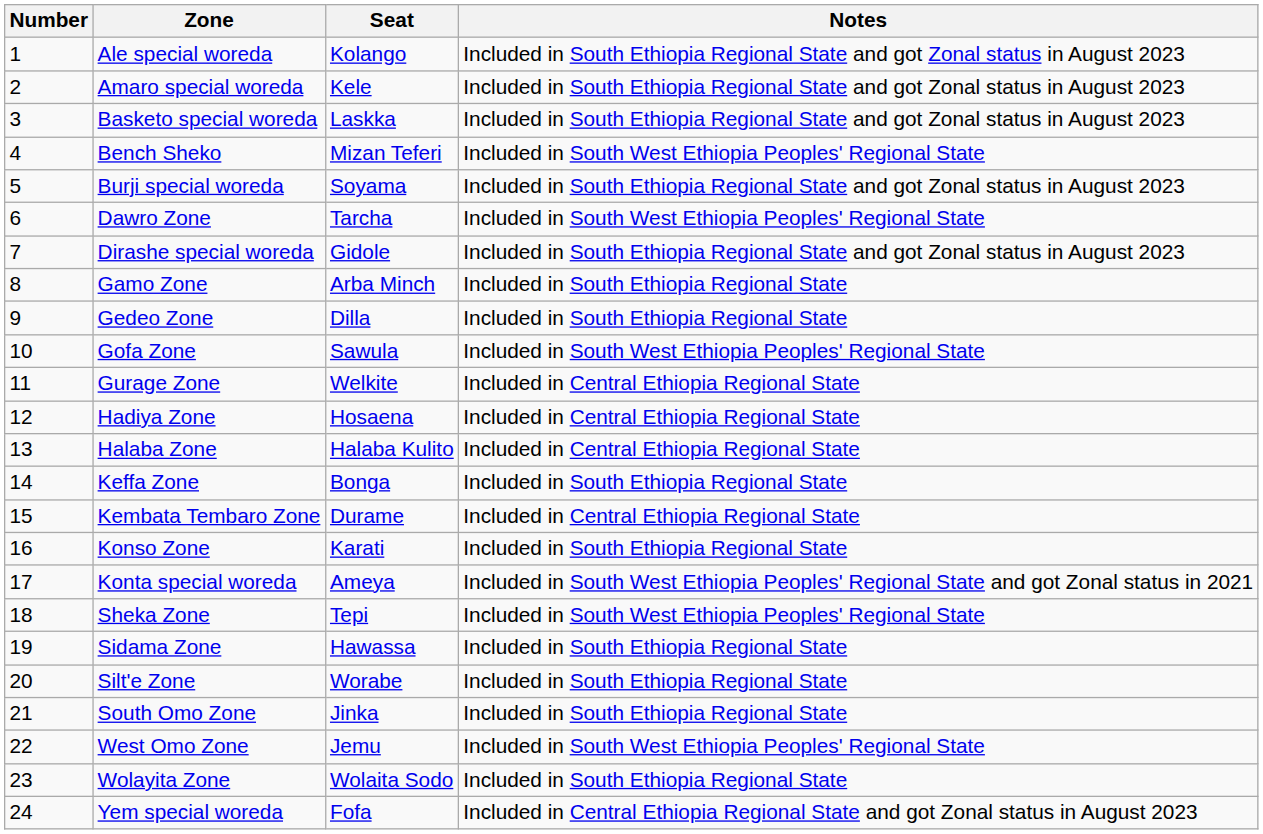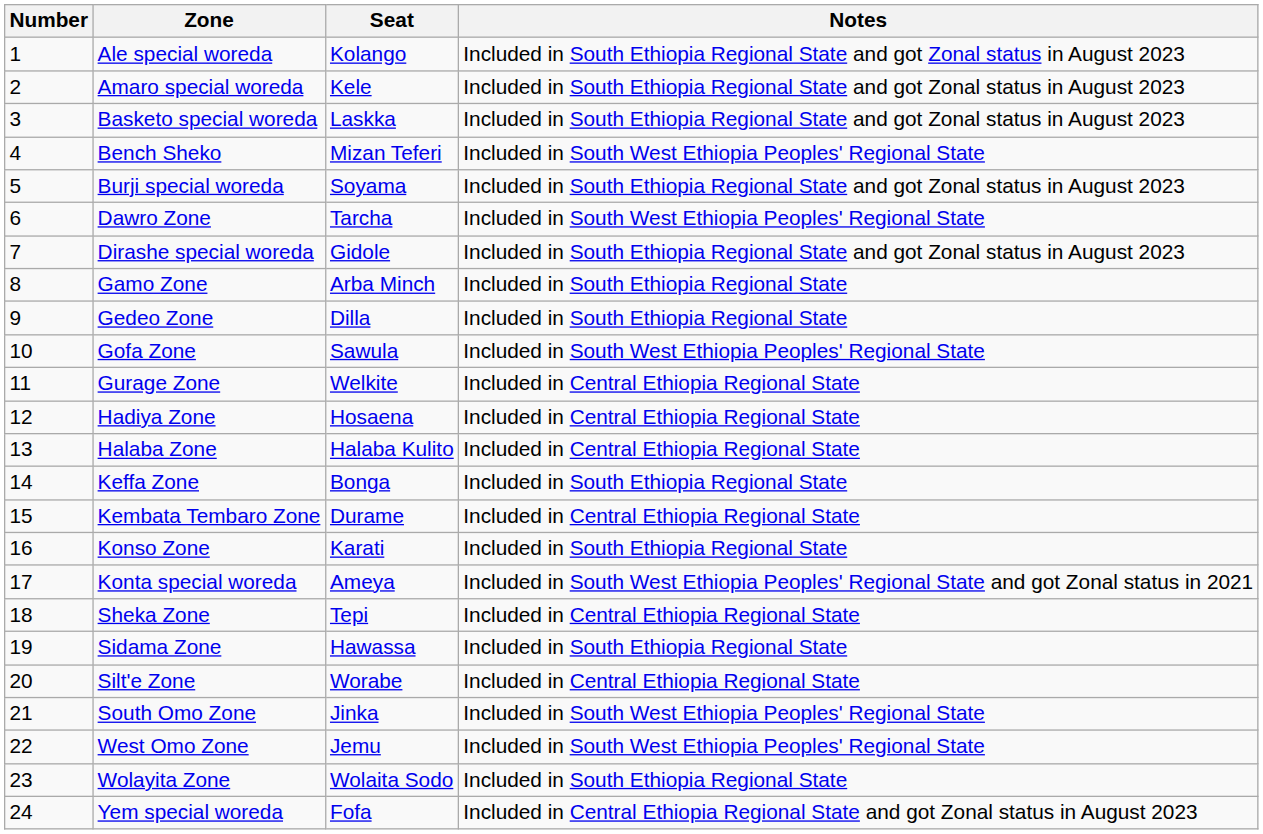(724, 614) Included in South West Ethiopia Peoples' Regional State -> (662, 614) Included in Central Ethiopia Regional State
(655, 680) Included in South Ethiopia Regional State -> (662, 680) Included in Central Ethiopia Regional State
(655, 713) Included in South Ethiopia Regional State -> (724, 713) Included in South West Ethiopia Peoples' Regional State
